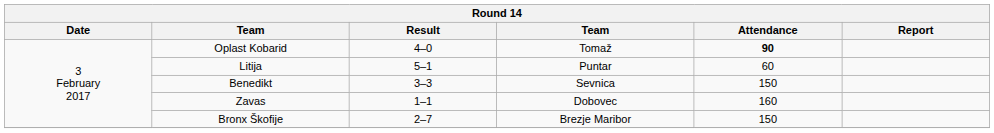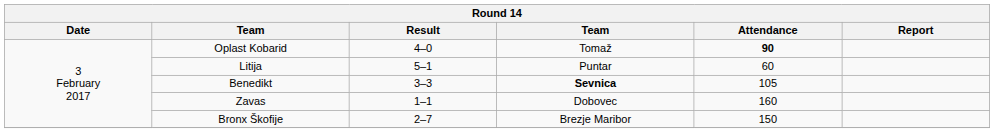(595, 84) normal -> (595, 84) bold
(768, 84) 150 -> (768, 84) 105
